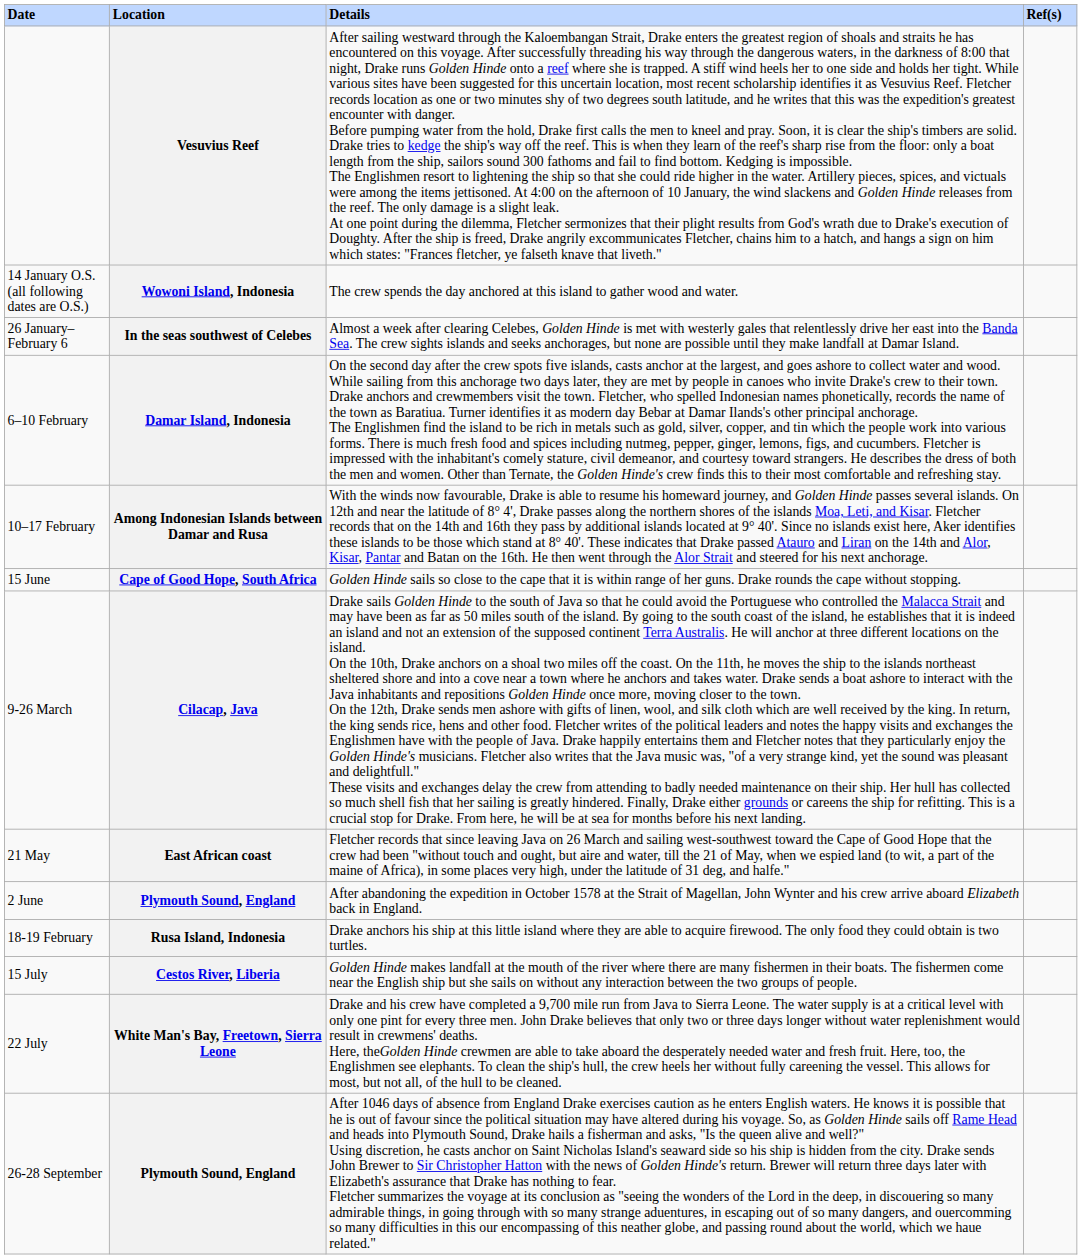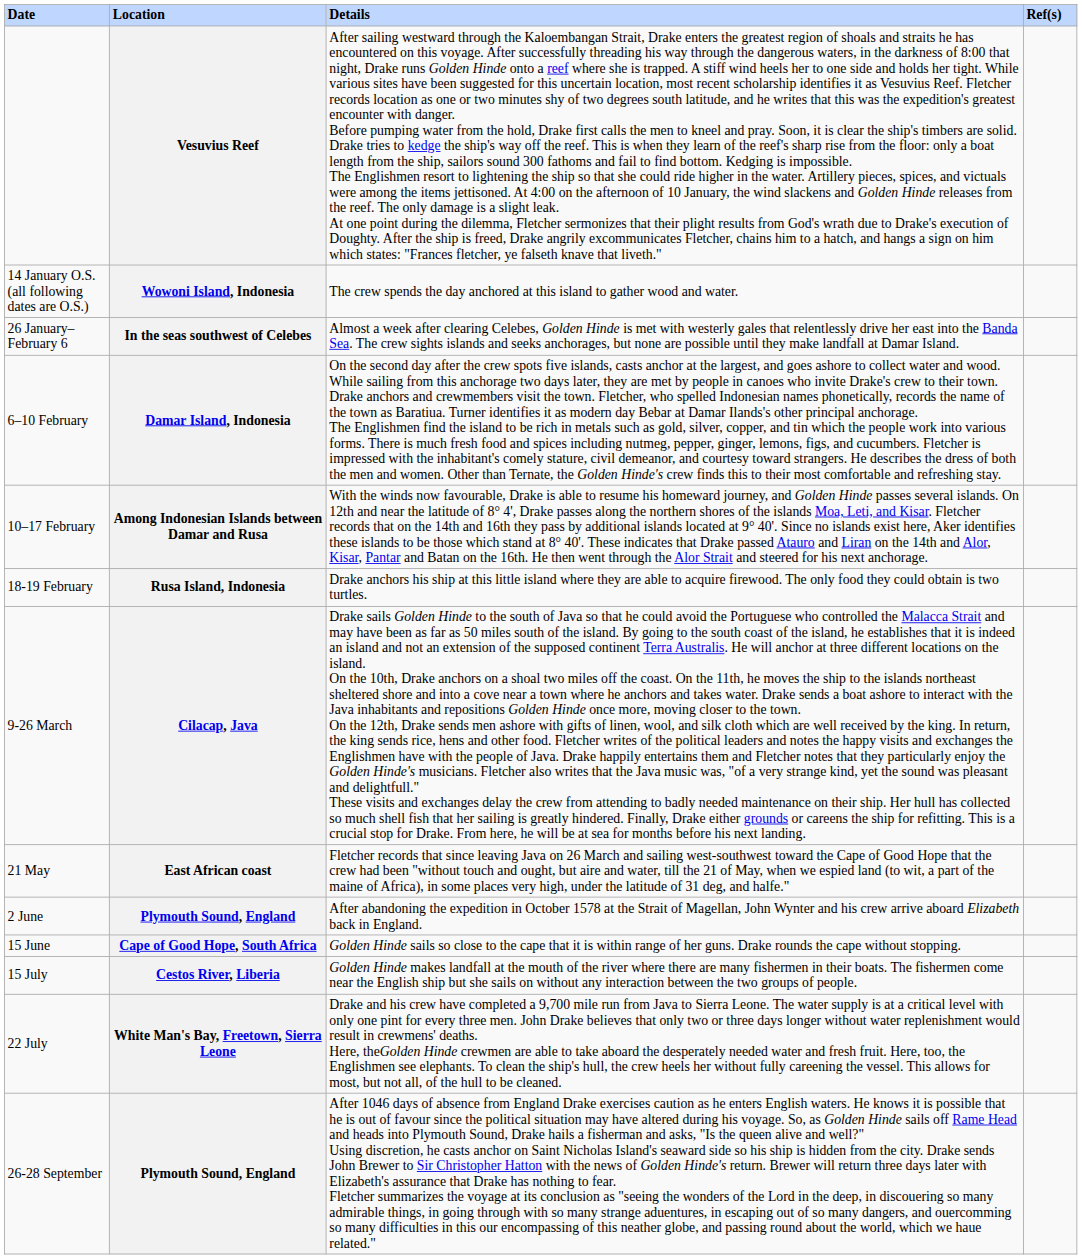rows swapped: (50, 937) <-> (29, 579)
